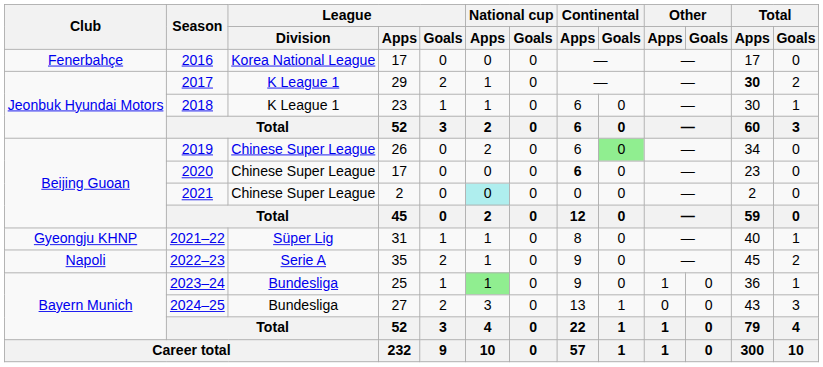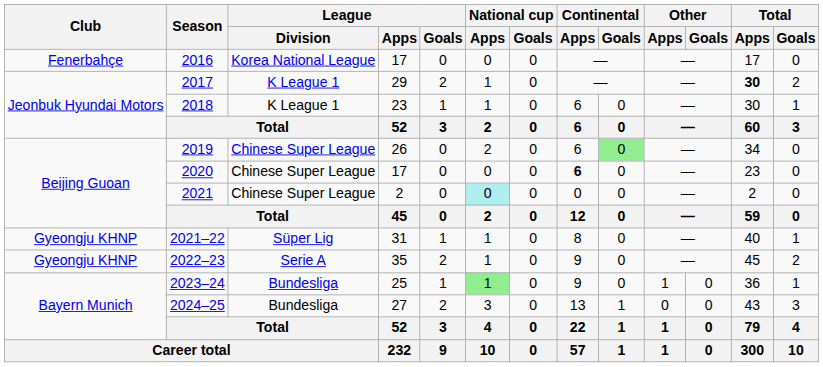(86, 261) Napoli -> (86, 261) Gyeongju KHNP
